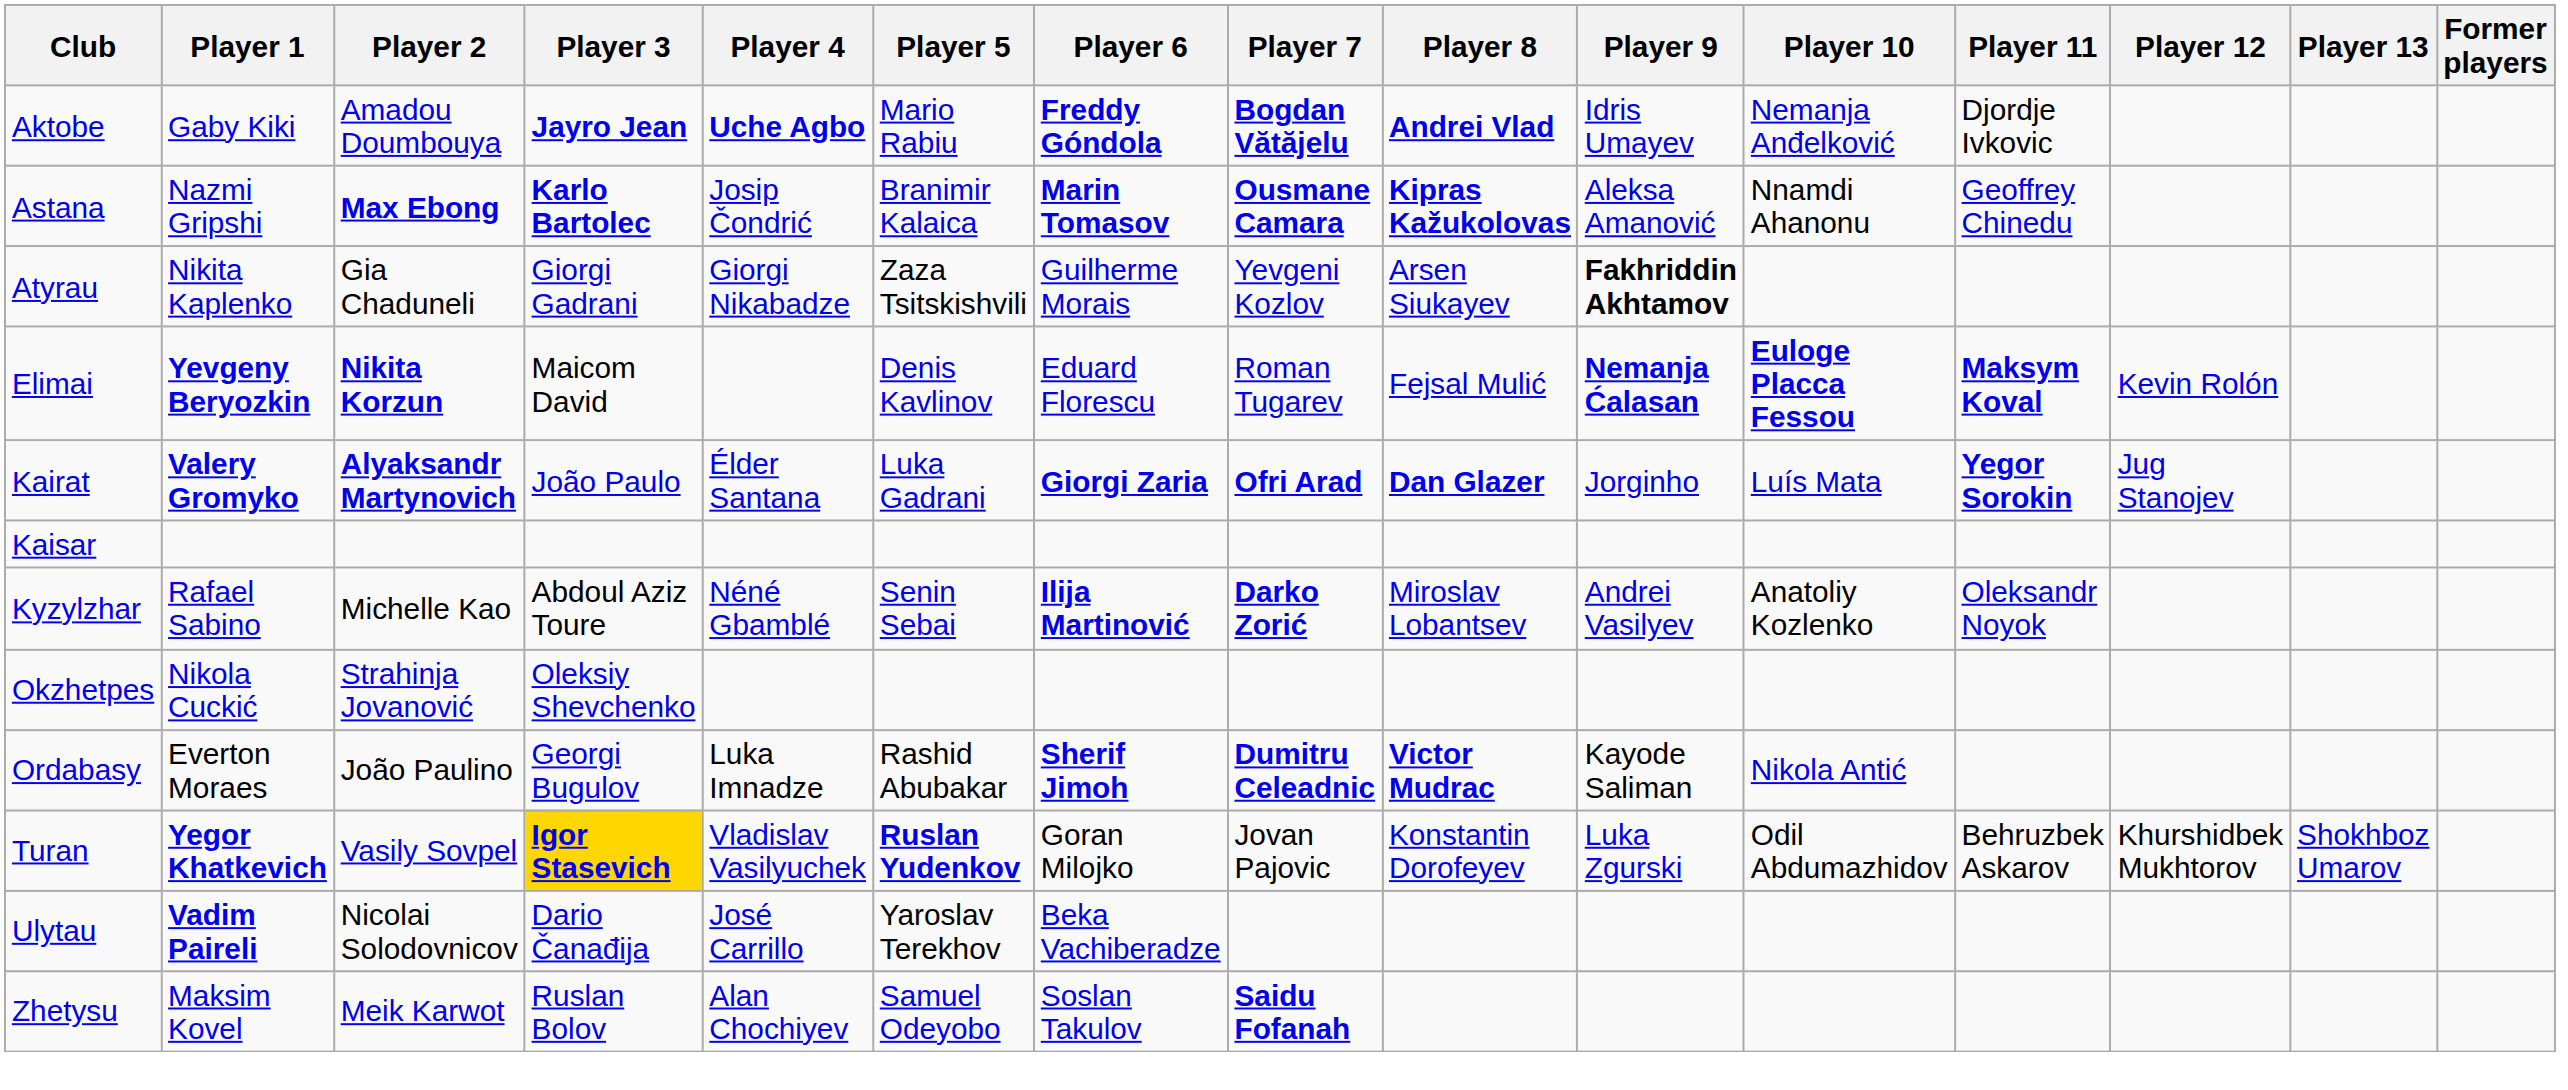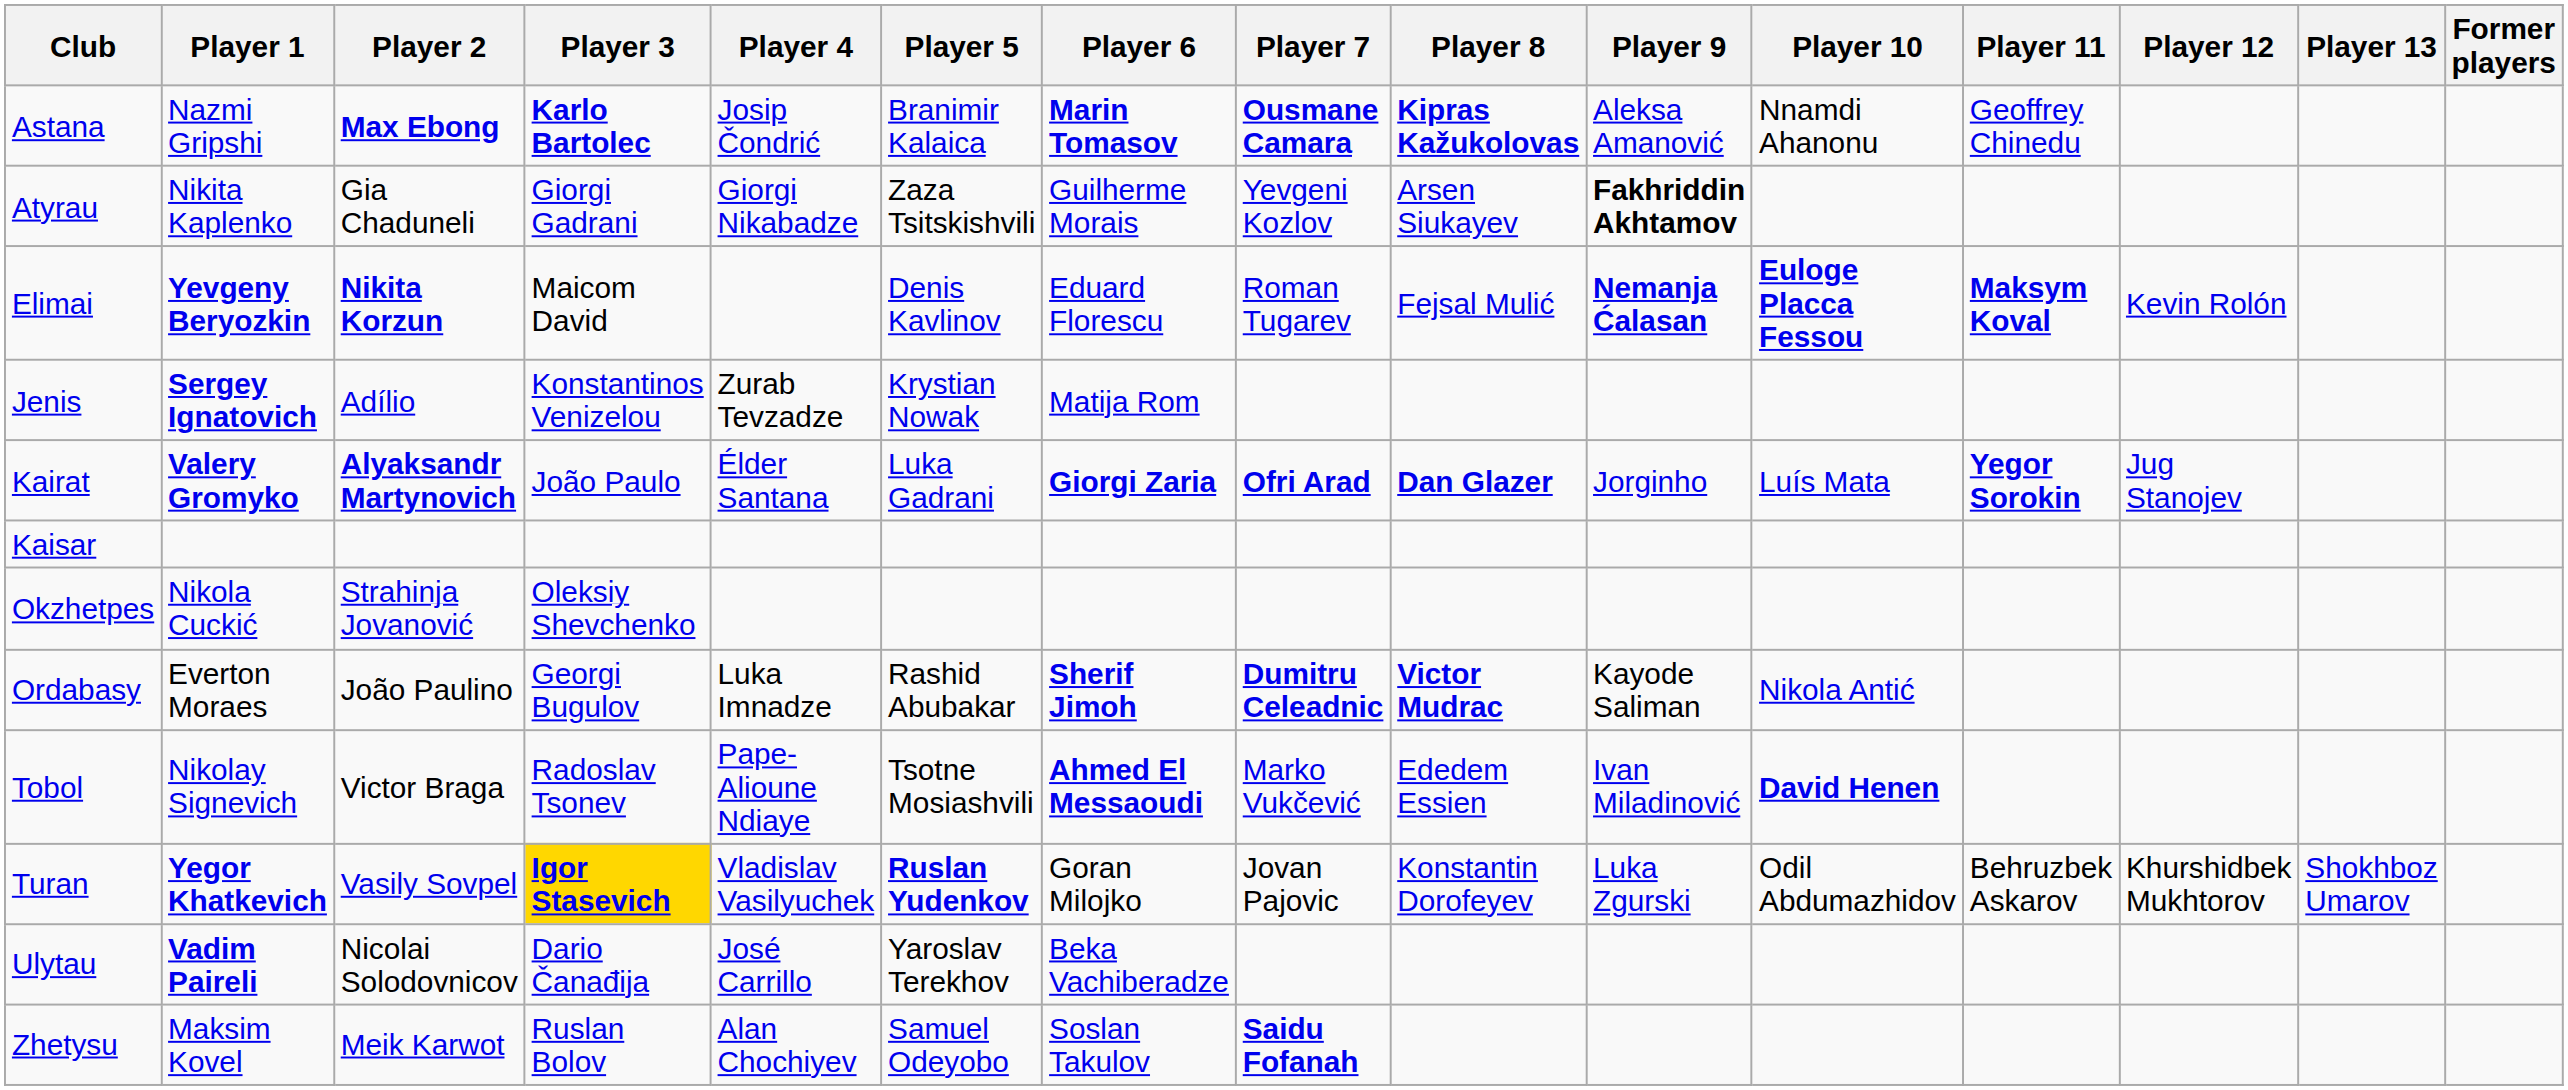- row: (58, 126)
+ row: (47, 401)
- row: (76, 609)
+ row: (47, 786)
